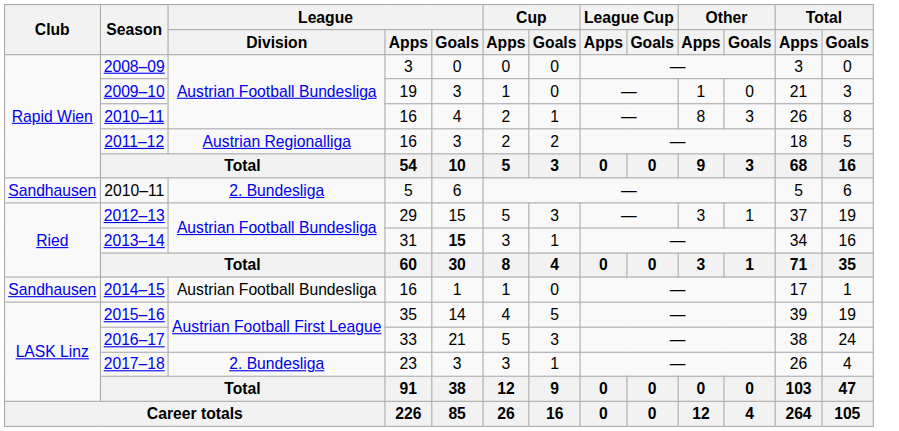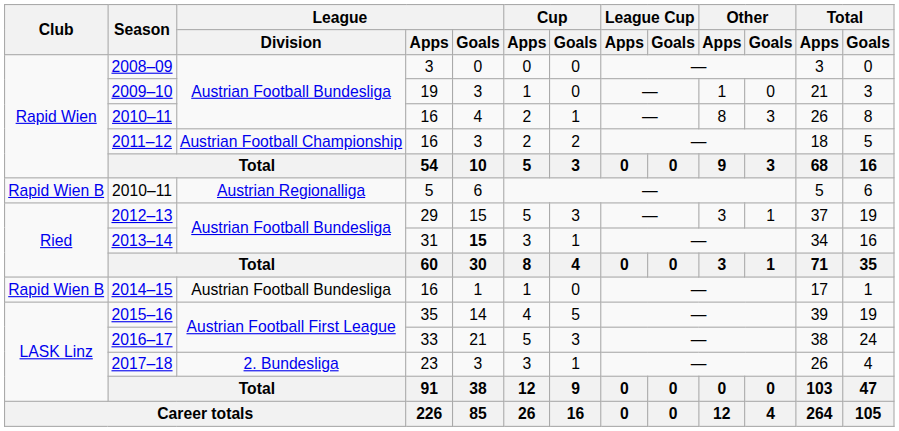(277, 141) Austrian Regionalliga -> (291, 141) Austrian Football Championship
(52, 191) Sandhausen -> (56, 191) Rapid Wien B
(277, 191) 2. Bundesliga -> (291, 191) Austrian Regionalliga
(52, 290) Sandhausen -> (56, 290) Rapid Wien B
